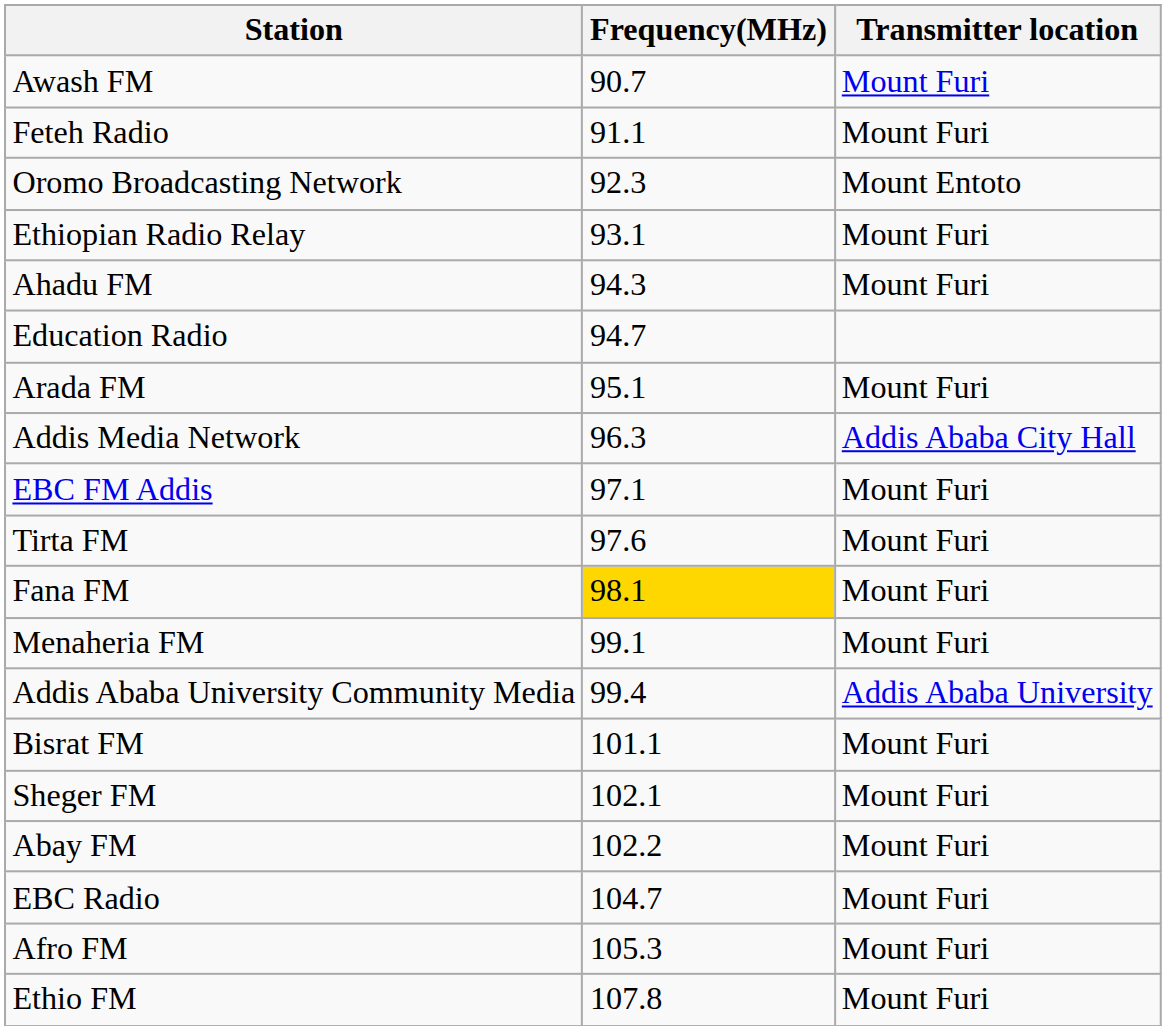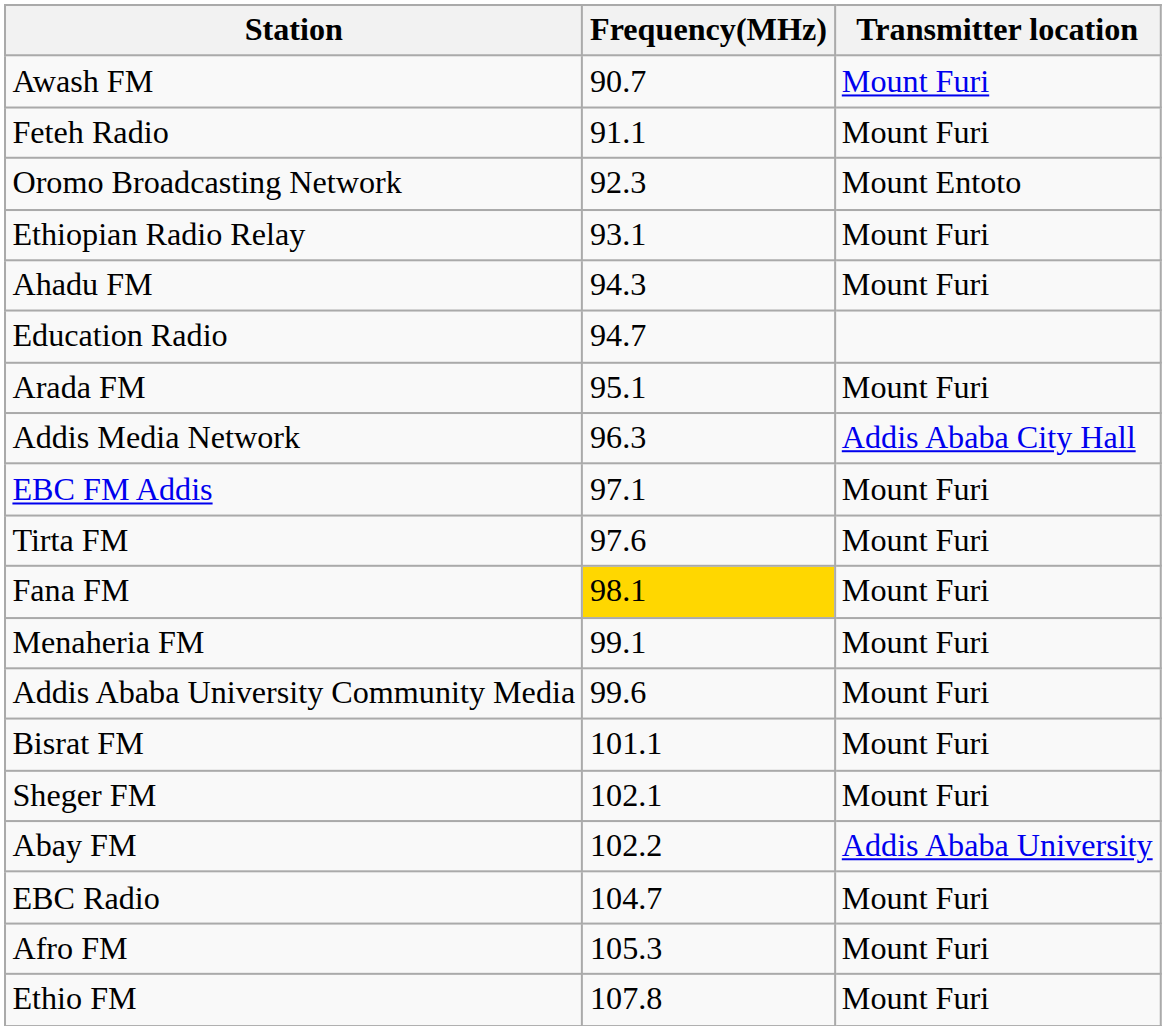(618, 693) 99.4 -> (618, 693) 99.6
(997, 693) Addis Ababa University -> (916, 693) Mount Furi
(916, 846) Mount Furi -> (997, 846) Addis Ababa University
